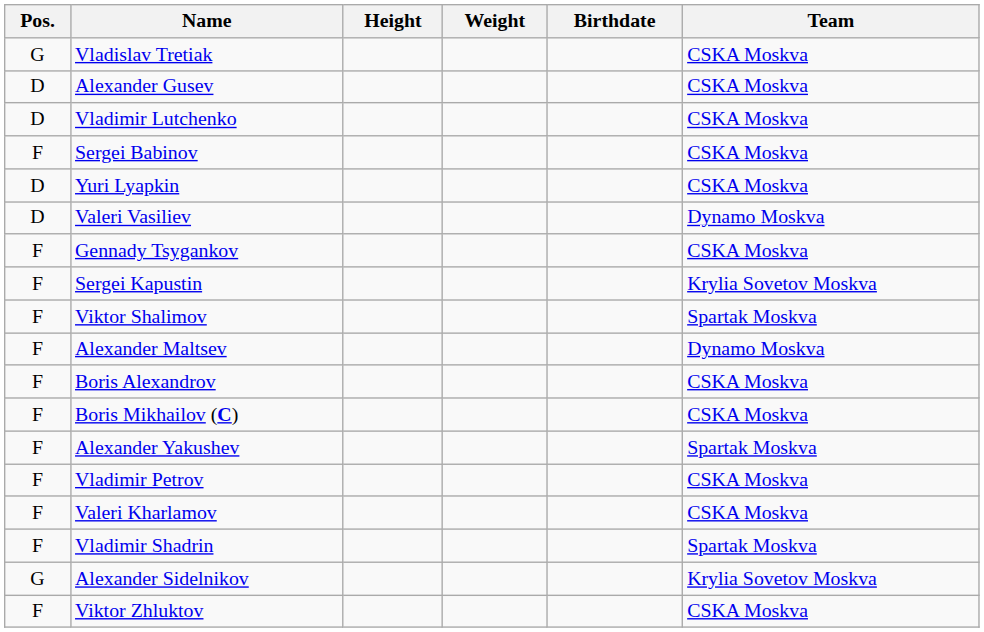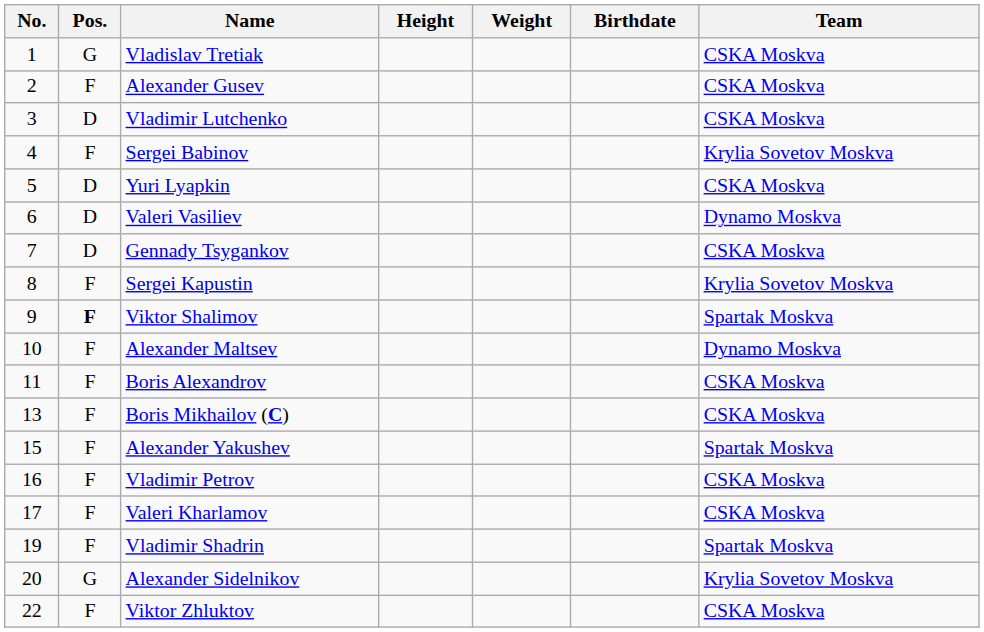+ column: (32, 21)
(38, 86) D -> (90, 86) F
(748, 152) CSKA Moskva -> (799, 152) Krylia Sovetov Moskva
(38, 250) F -> (90, 250) D
(38, 316) normal -> (90, 316) bold
